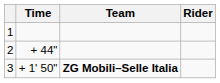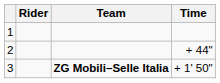columns swapped: (198, 13) <-> (38, 13)
